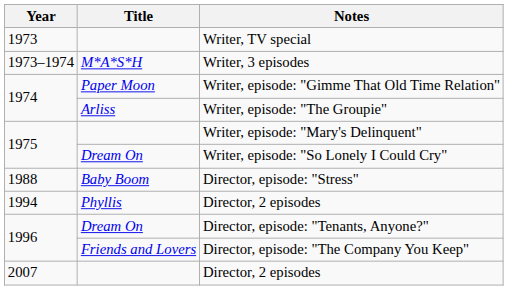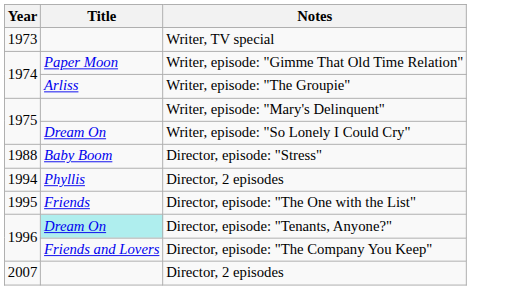- row: (41, 62)
+ row: (23, 202)
(112, 226) no background -> (75, 226) paleturquoise background
